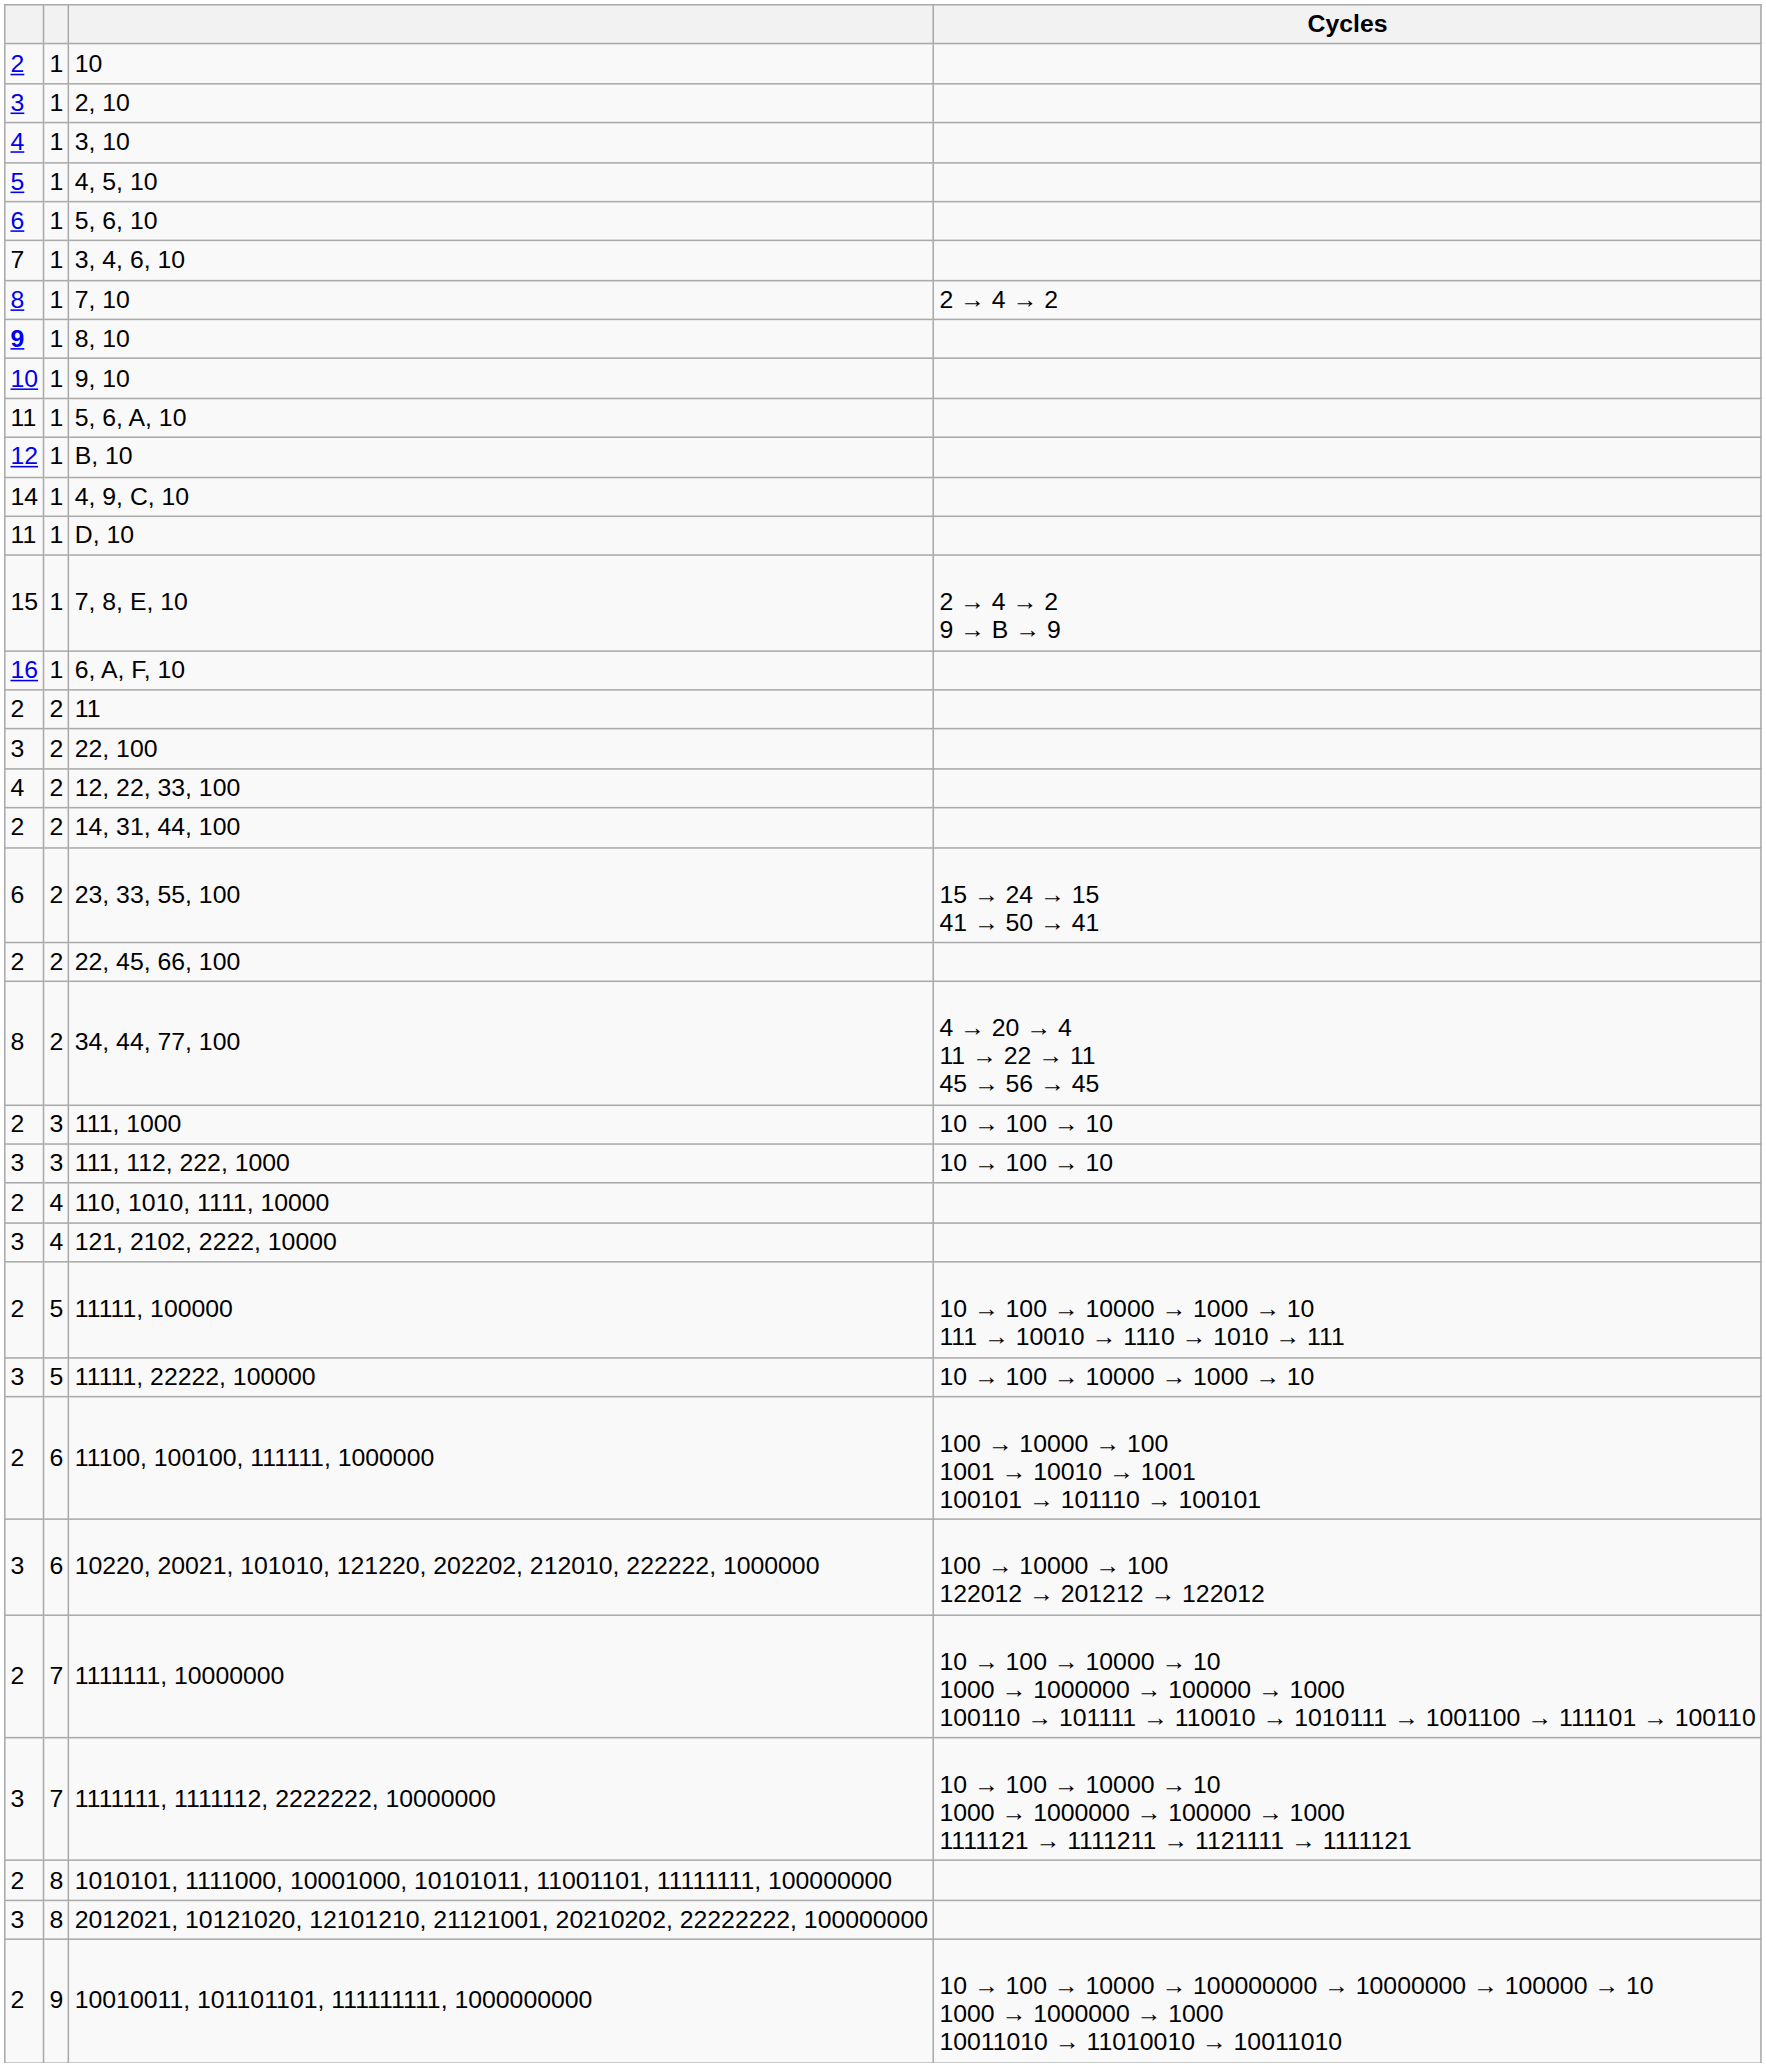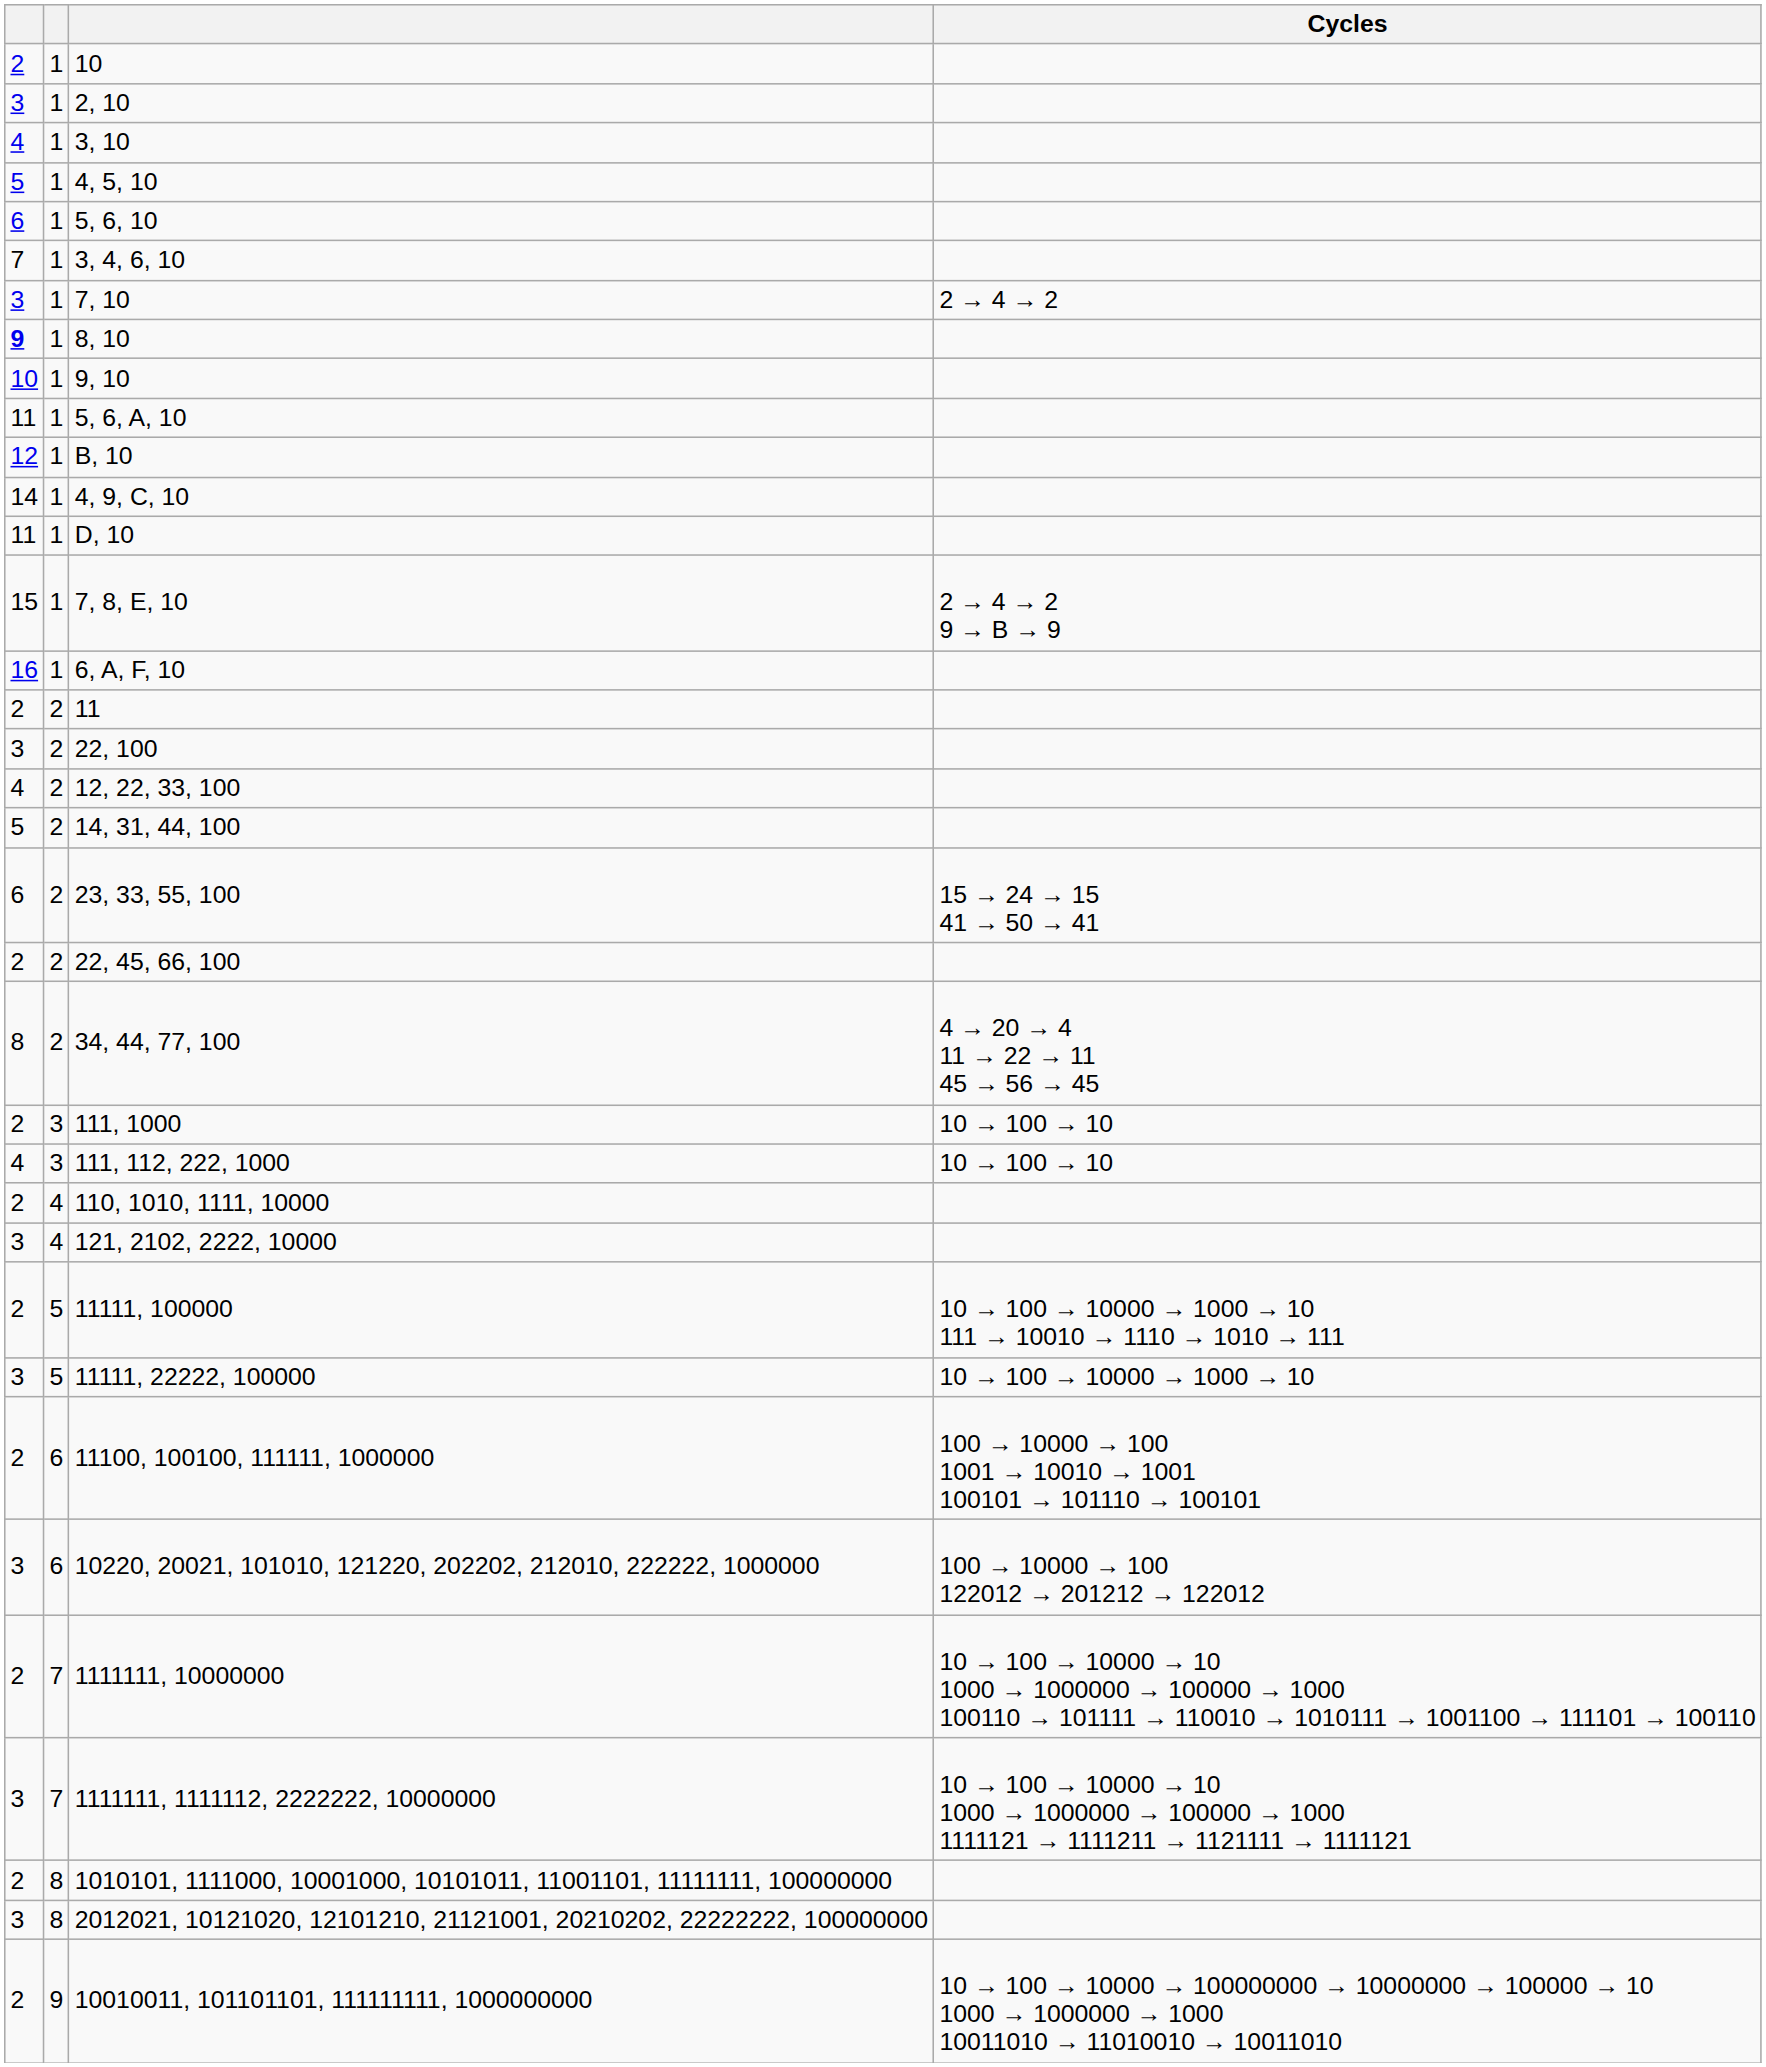(17, 299) 8 -> (17, 299) 3
(17, 827) 2 -> (17, 827) 5
(17, 1163) 3 -> (17, 1163) 4
